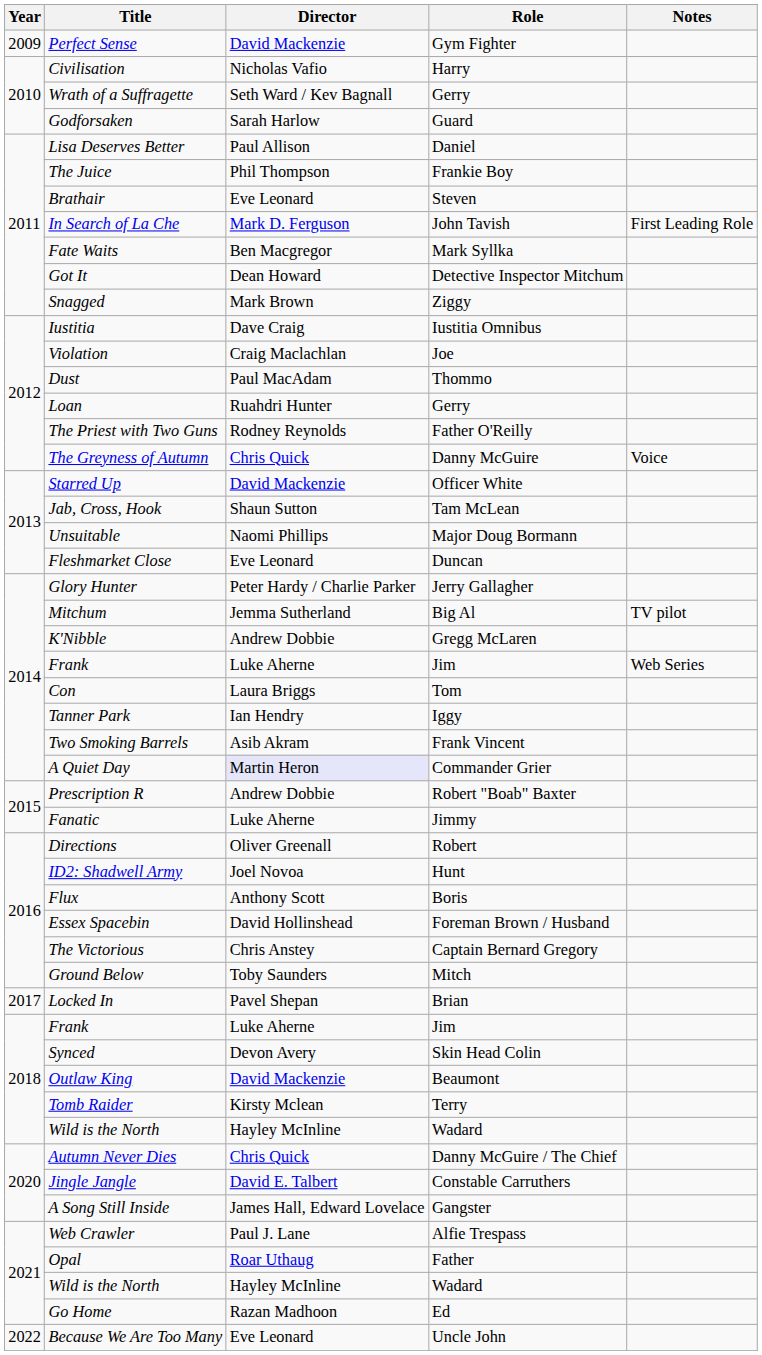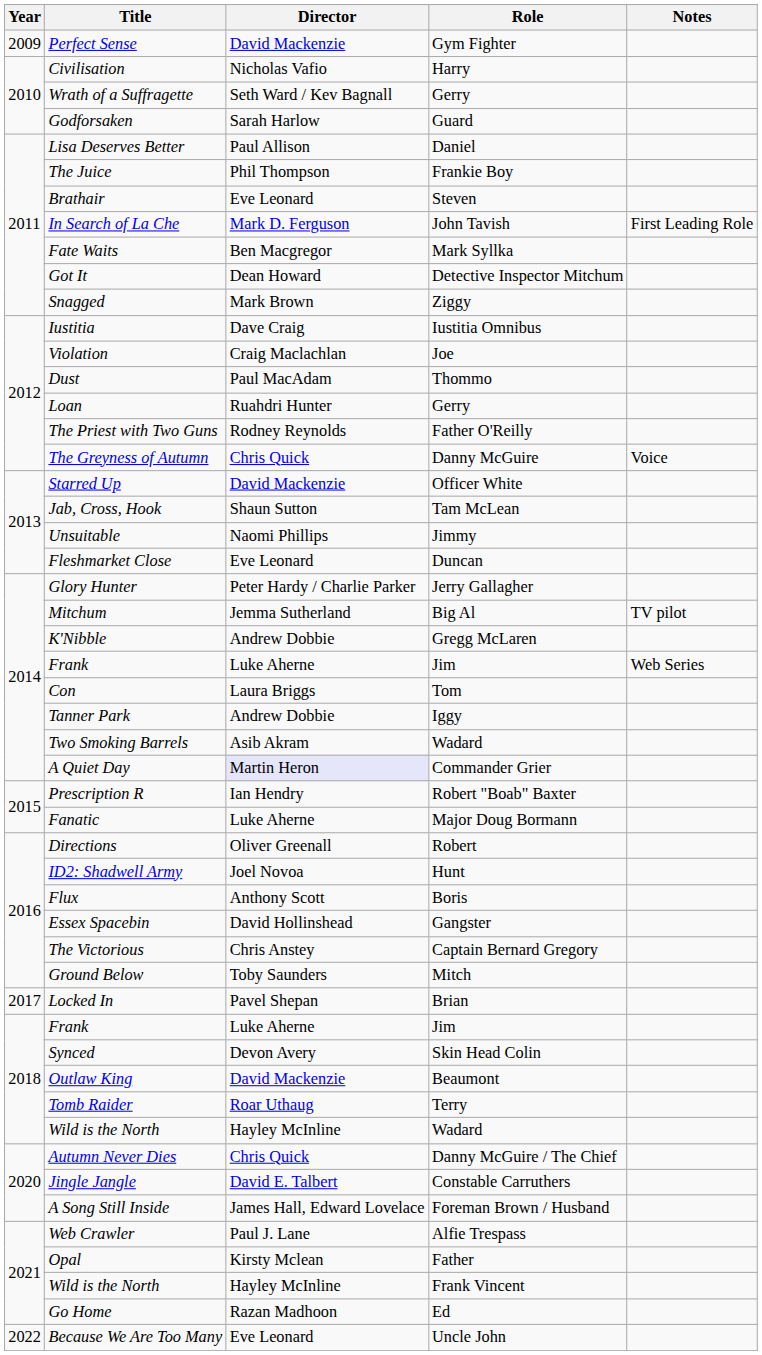(505, 535) Major Doug Bormann -> (454, 535) Jimmy
(267, 716) Ian Hendry -> (282, 716) Andrew Dobbie
(478, 742) Frank Vincent -> (457, 742) Wadard
(282, 793) Andrew Dobbie -> (267, 793) Ian Hendry
(454, 819) Jimmy -> (505, 819) Major Doug Bormann
(521, 923) Foreman Brown / Husband -> (462, 923) Gangster
(277, 1104) Kirsty Mclean -> (272, 1104) Roar Uthaug
(462, 1208) Gangster -> (521, 1208) Foreman Brown / Husband
(272, 1259) Roar Uthaug -> (277, 1259) Kirsty Mclean
(457, 1285) Wadard -> (478, 1285) Frank Vincent
